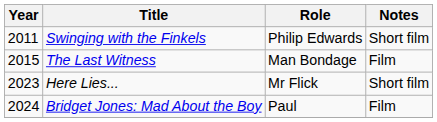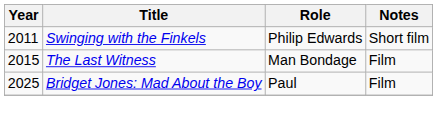- row: (82, 83)
(24, 106) 2024 -> (24, 83) 2025
